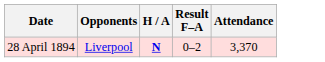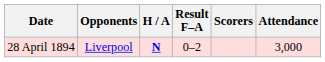+ column: (234, 20)
(244, 47) 3,370 -> (288, 47) 3,000
